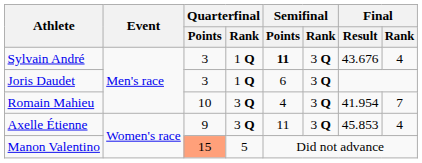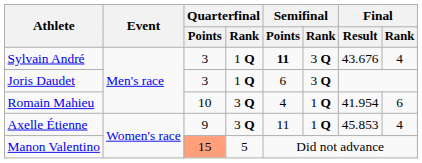(321, 103) 3 Q -> (321, 103) 1 Q
(400, 103) 7 -> (400, 103) 6
(321, 125) 3 Q -> (321, 125) 1 Q
